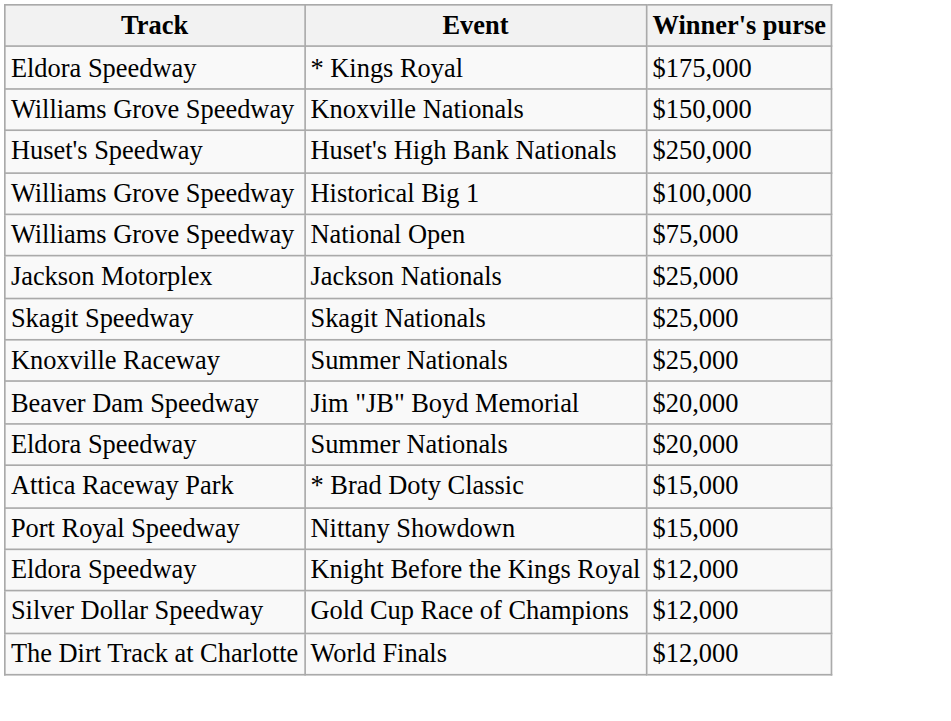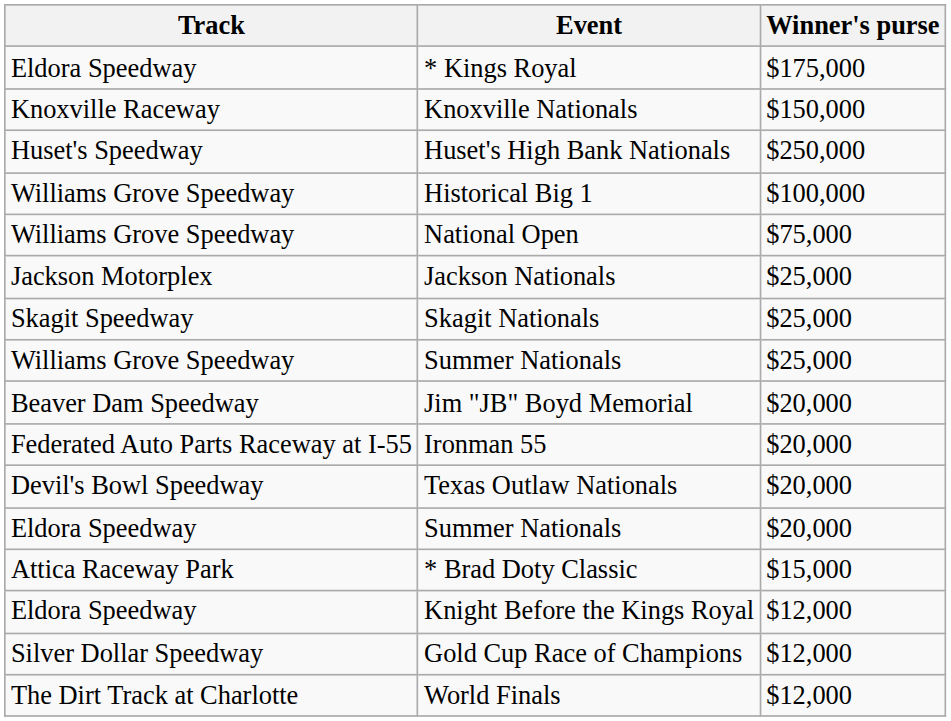(153, 109) Williams Grove Speedway -> (115, 109) Knoxville Raceway
(115, 360) Knoxville Raceway -> (153, 360) Williams Grove Speedway
+ row: (485, 444)
+ row: (551, 485)
- row: (413, 527)
